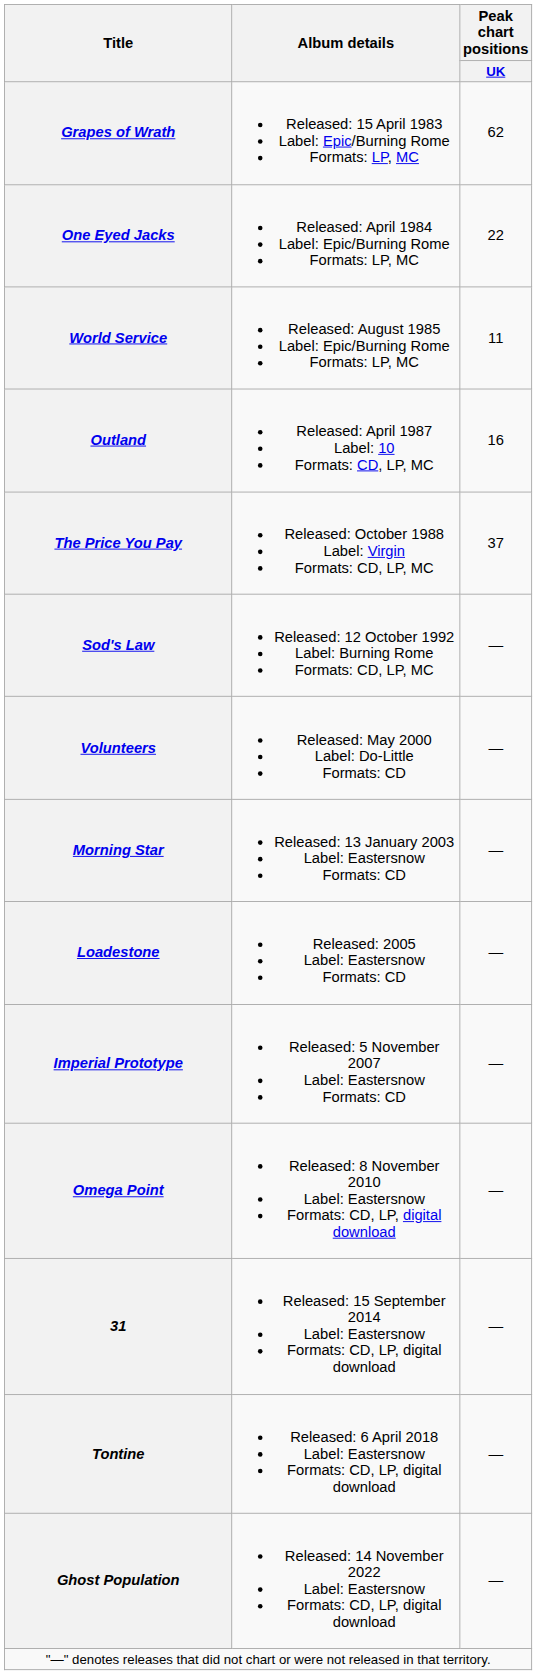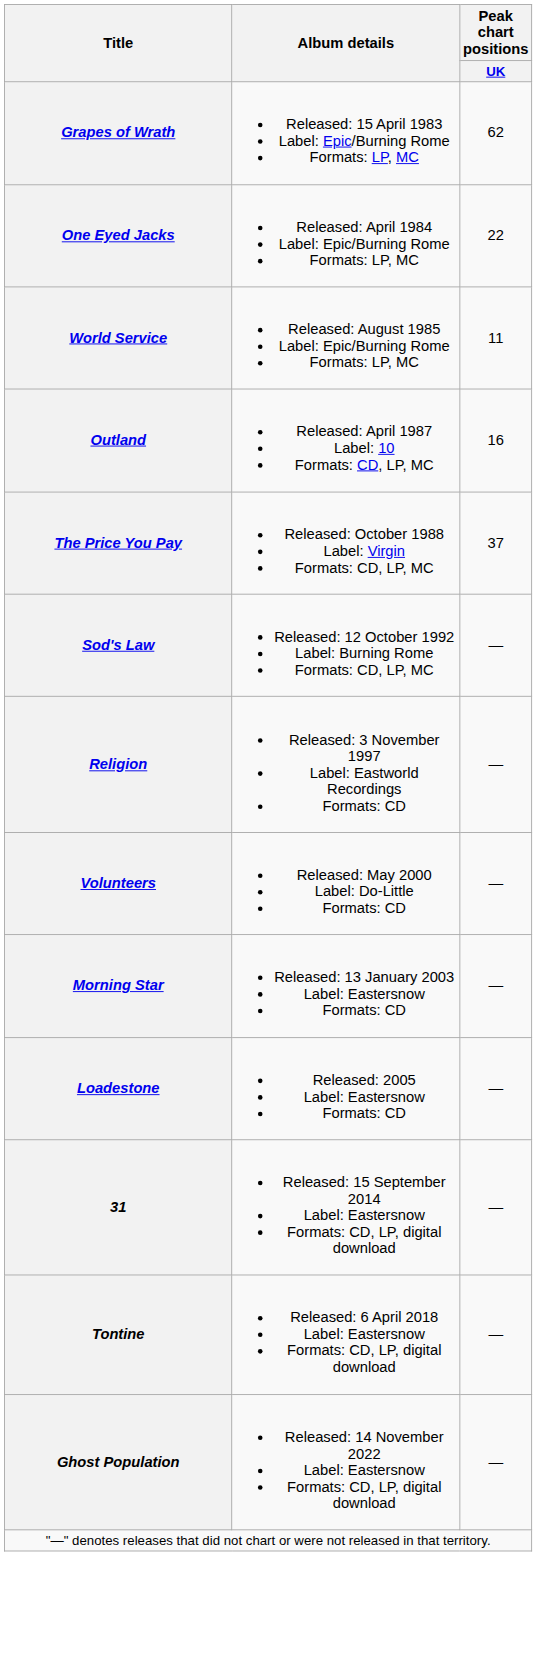+ row: (118, 764)
- row: (118, 1063)
- row: (118, 1190)
